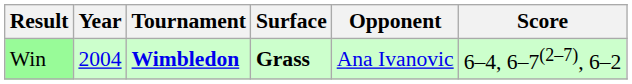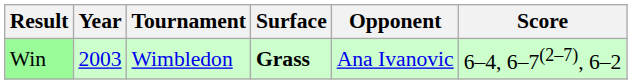(100, 58) 2004 -> (100, 58) 2003
(185, 58) bold -> (182, 58) normal
